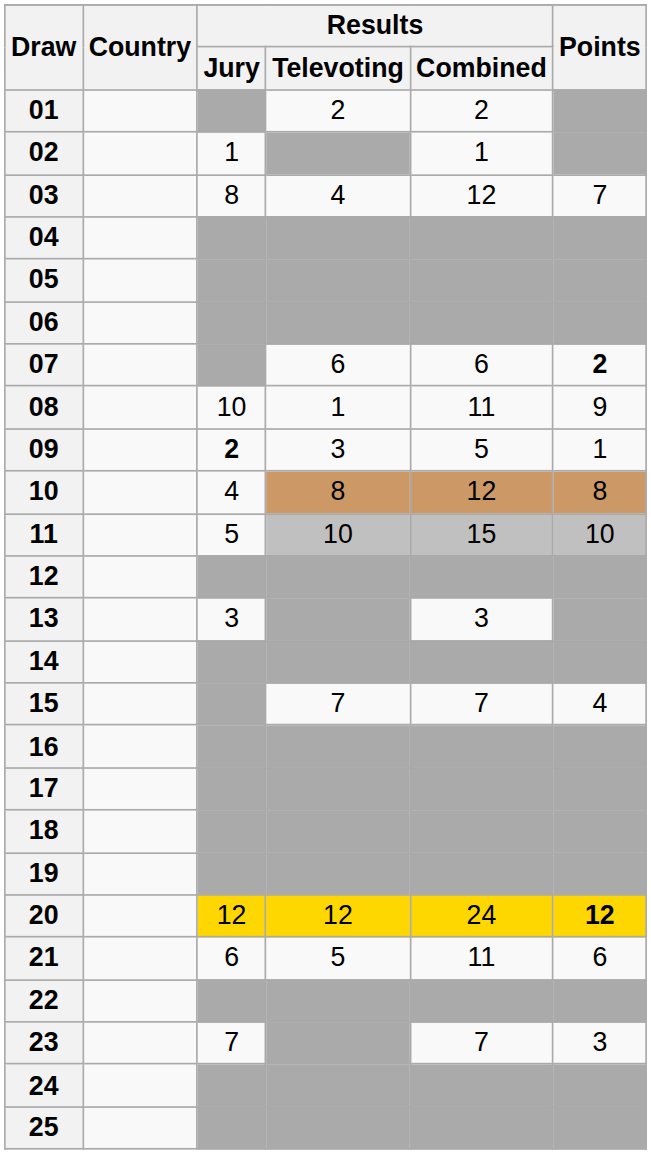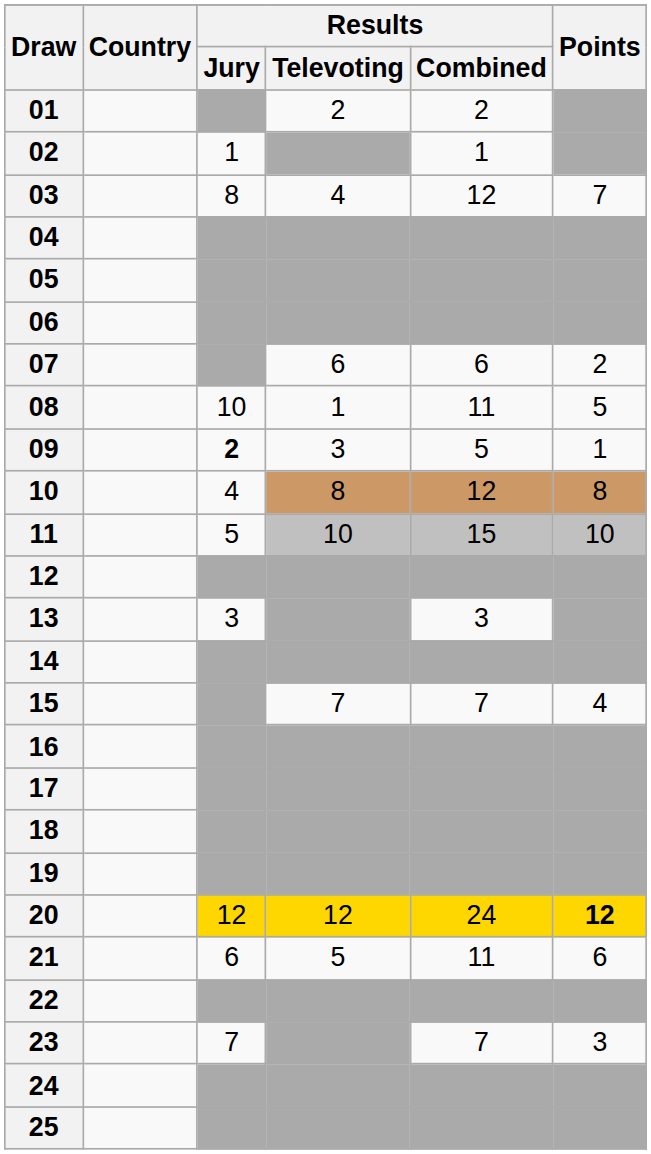(600, 364) bold -> (600, 364) normal
(600, 407) 9 -> (600, 407) 5
